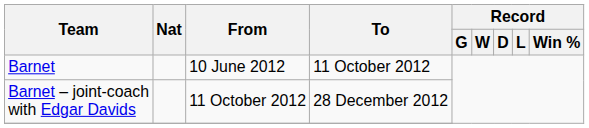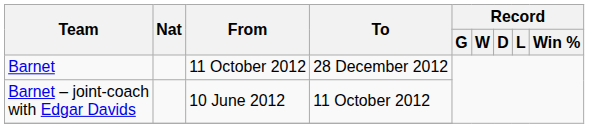(237, 67) 10 June 2012 -> (248, 67) 11 October 2012
(372, 67) 11 October 2012 -> (381, 67) 28 December 2012
(248, 101) 11 October 2012 -> (237, 101) 10 June 2012
(381, 101) 28 December 2012 -> (372, 101) 11 October 2012
